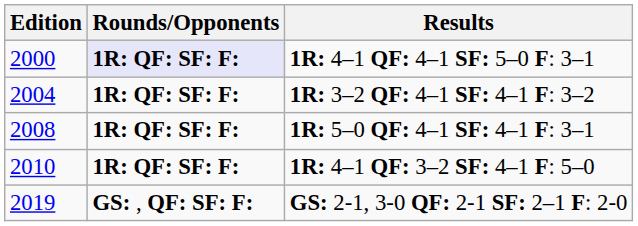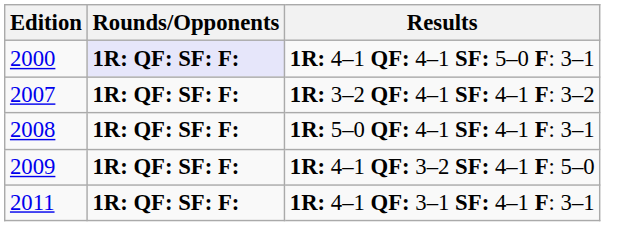(33, 94) 2004 -> (33, 94) 2007
(33, 166) 2010 -> (33, 166) 2009
+ row: (442, 202)
- row: (459, 202)
